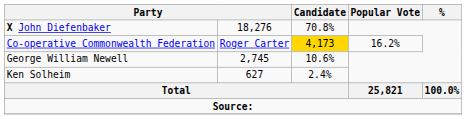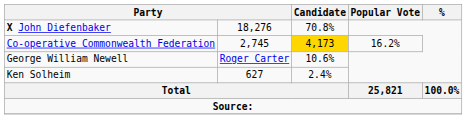(254, 44) Roger Carter -> (254, 44) 2,745
(254, 59) 2,745 -> (254, 59) Roger Carter
